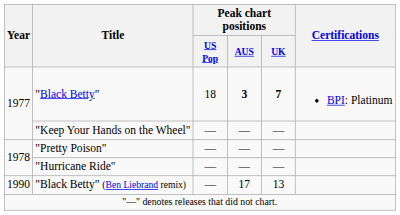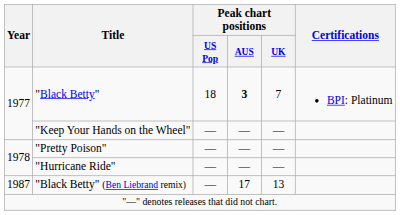(278, 94) bold -> (278, 94) normal
(19, 185) 1990 -> (19, 185) 1987
